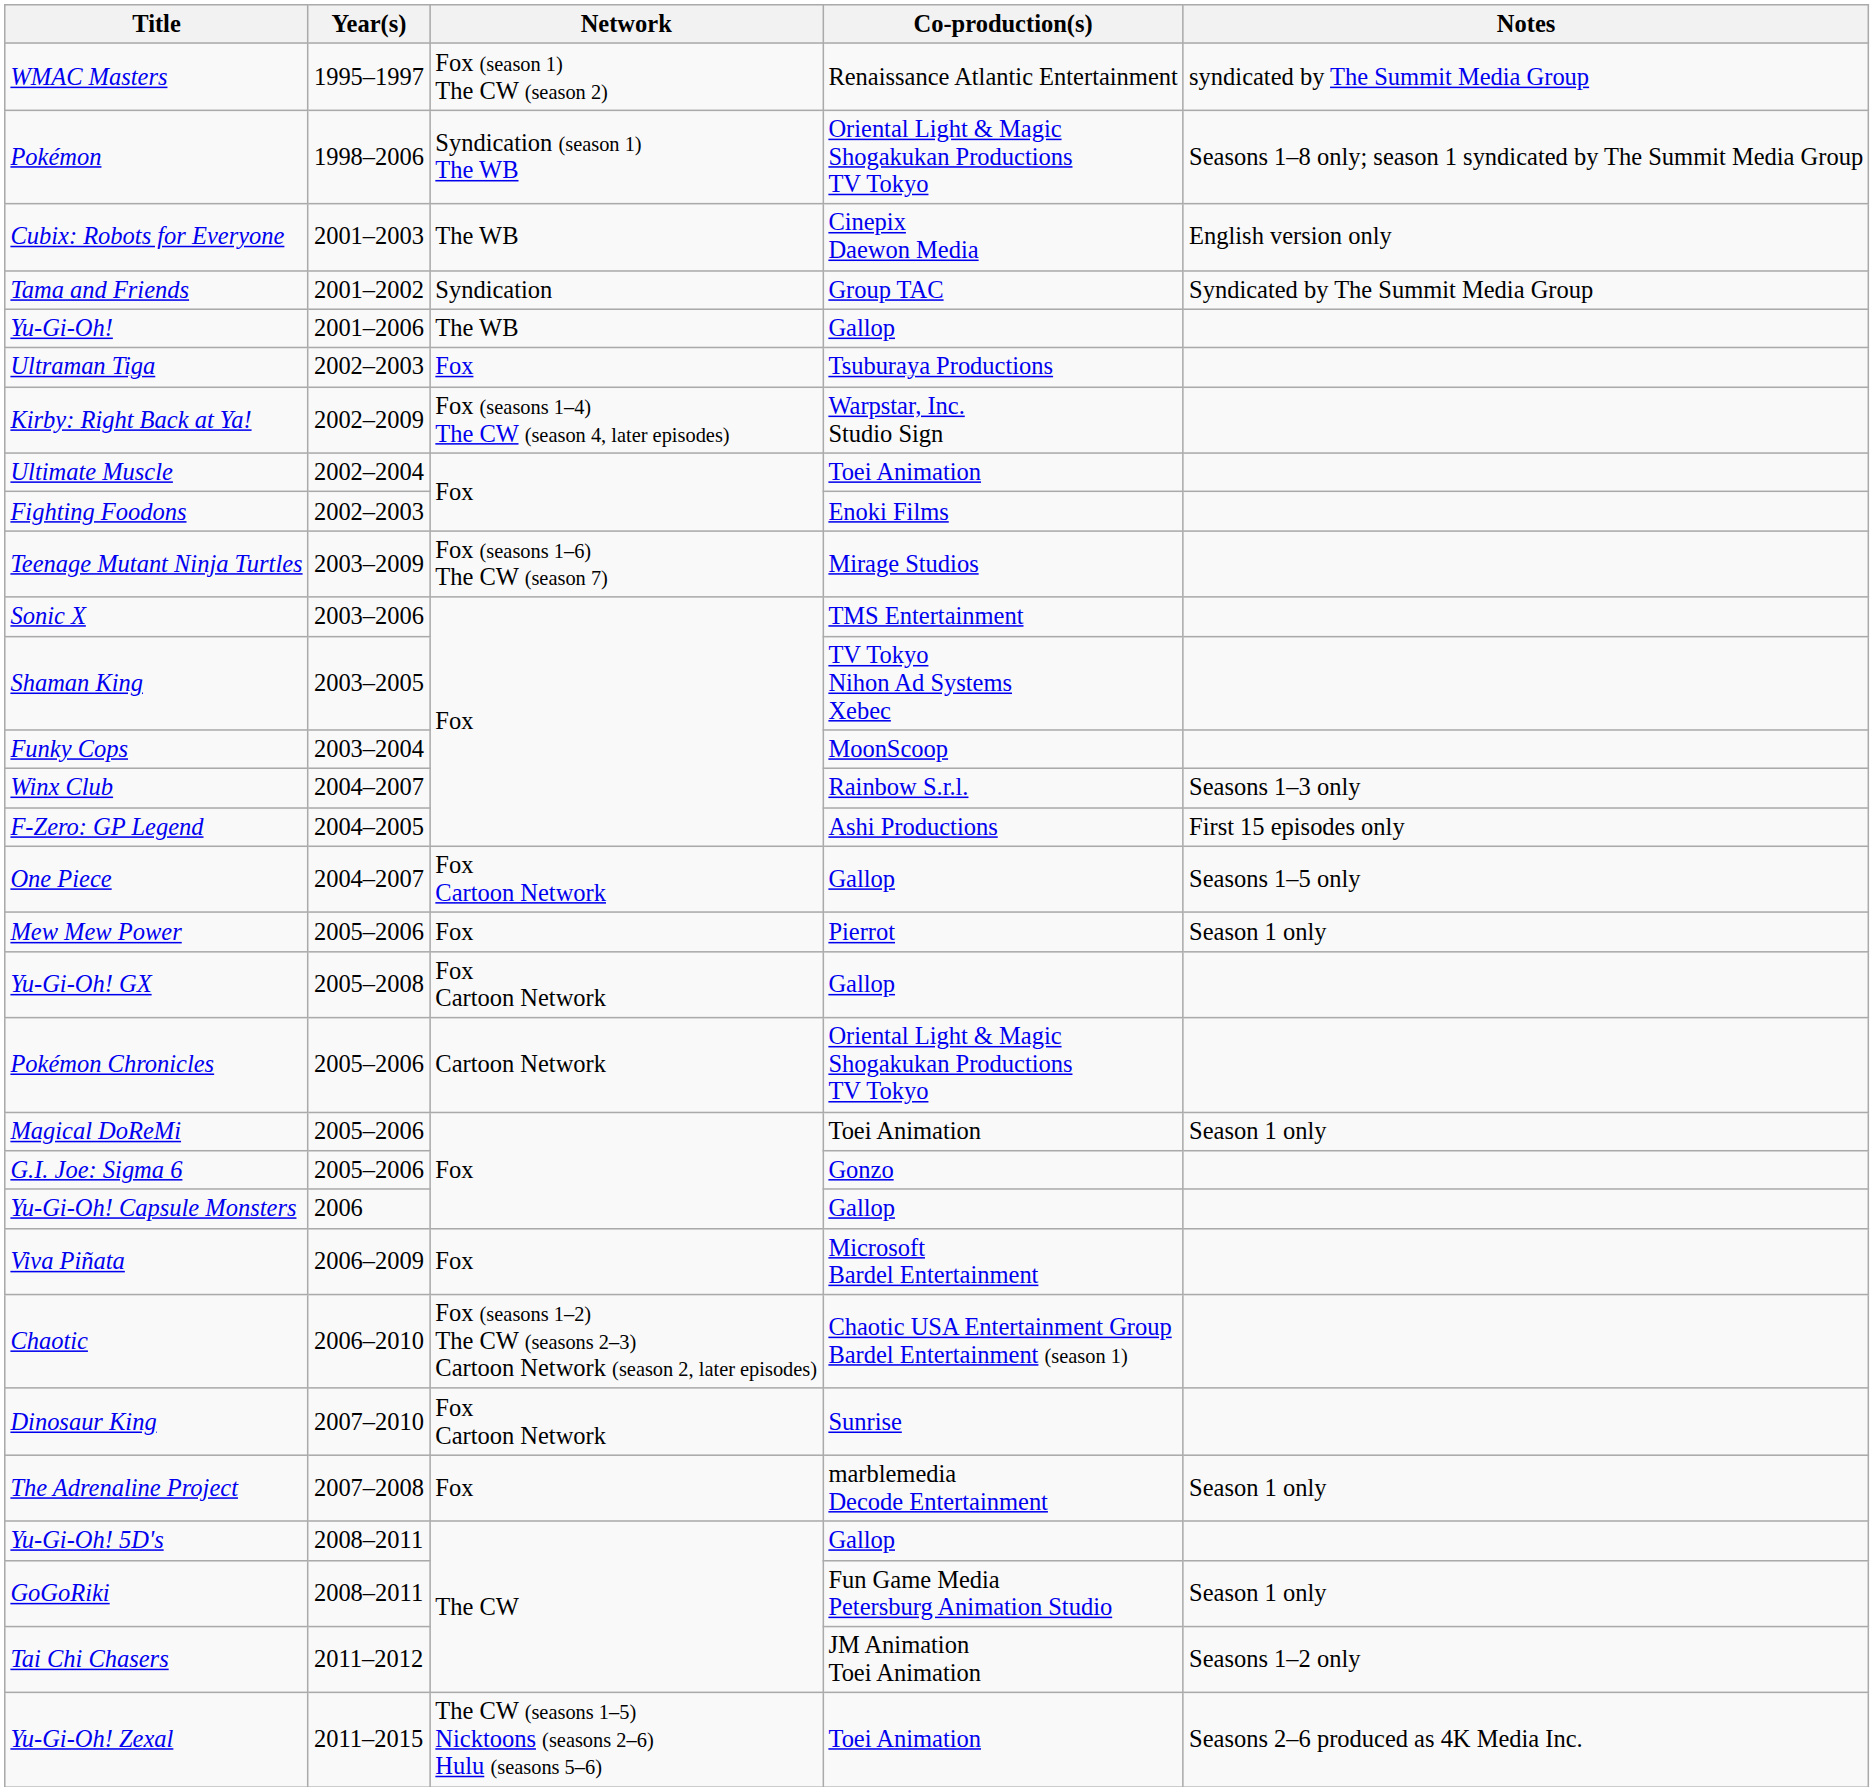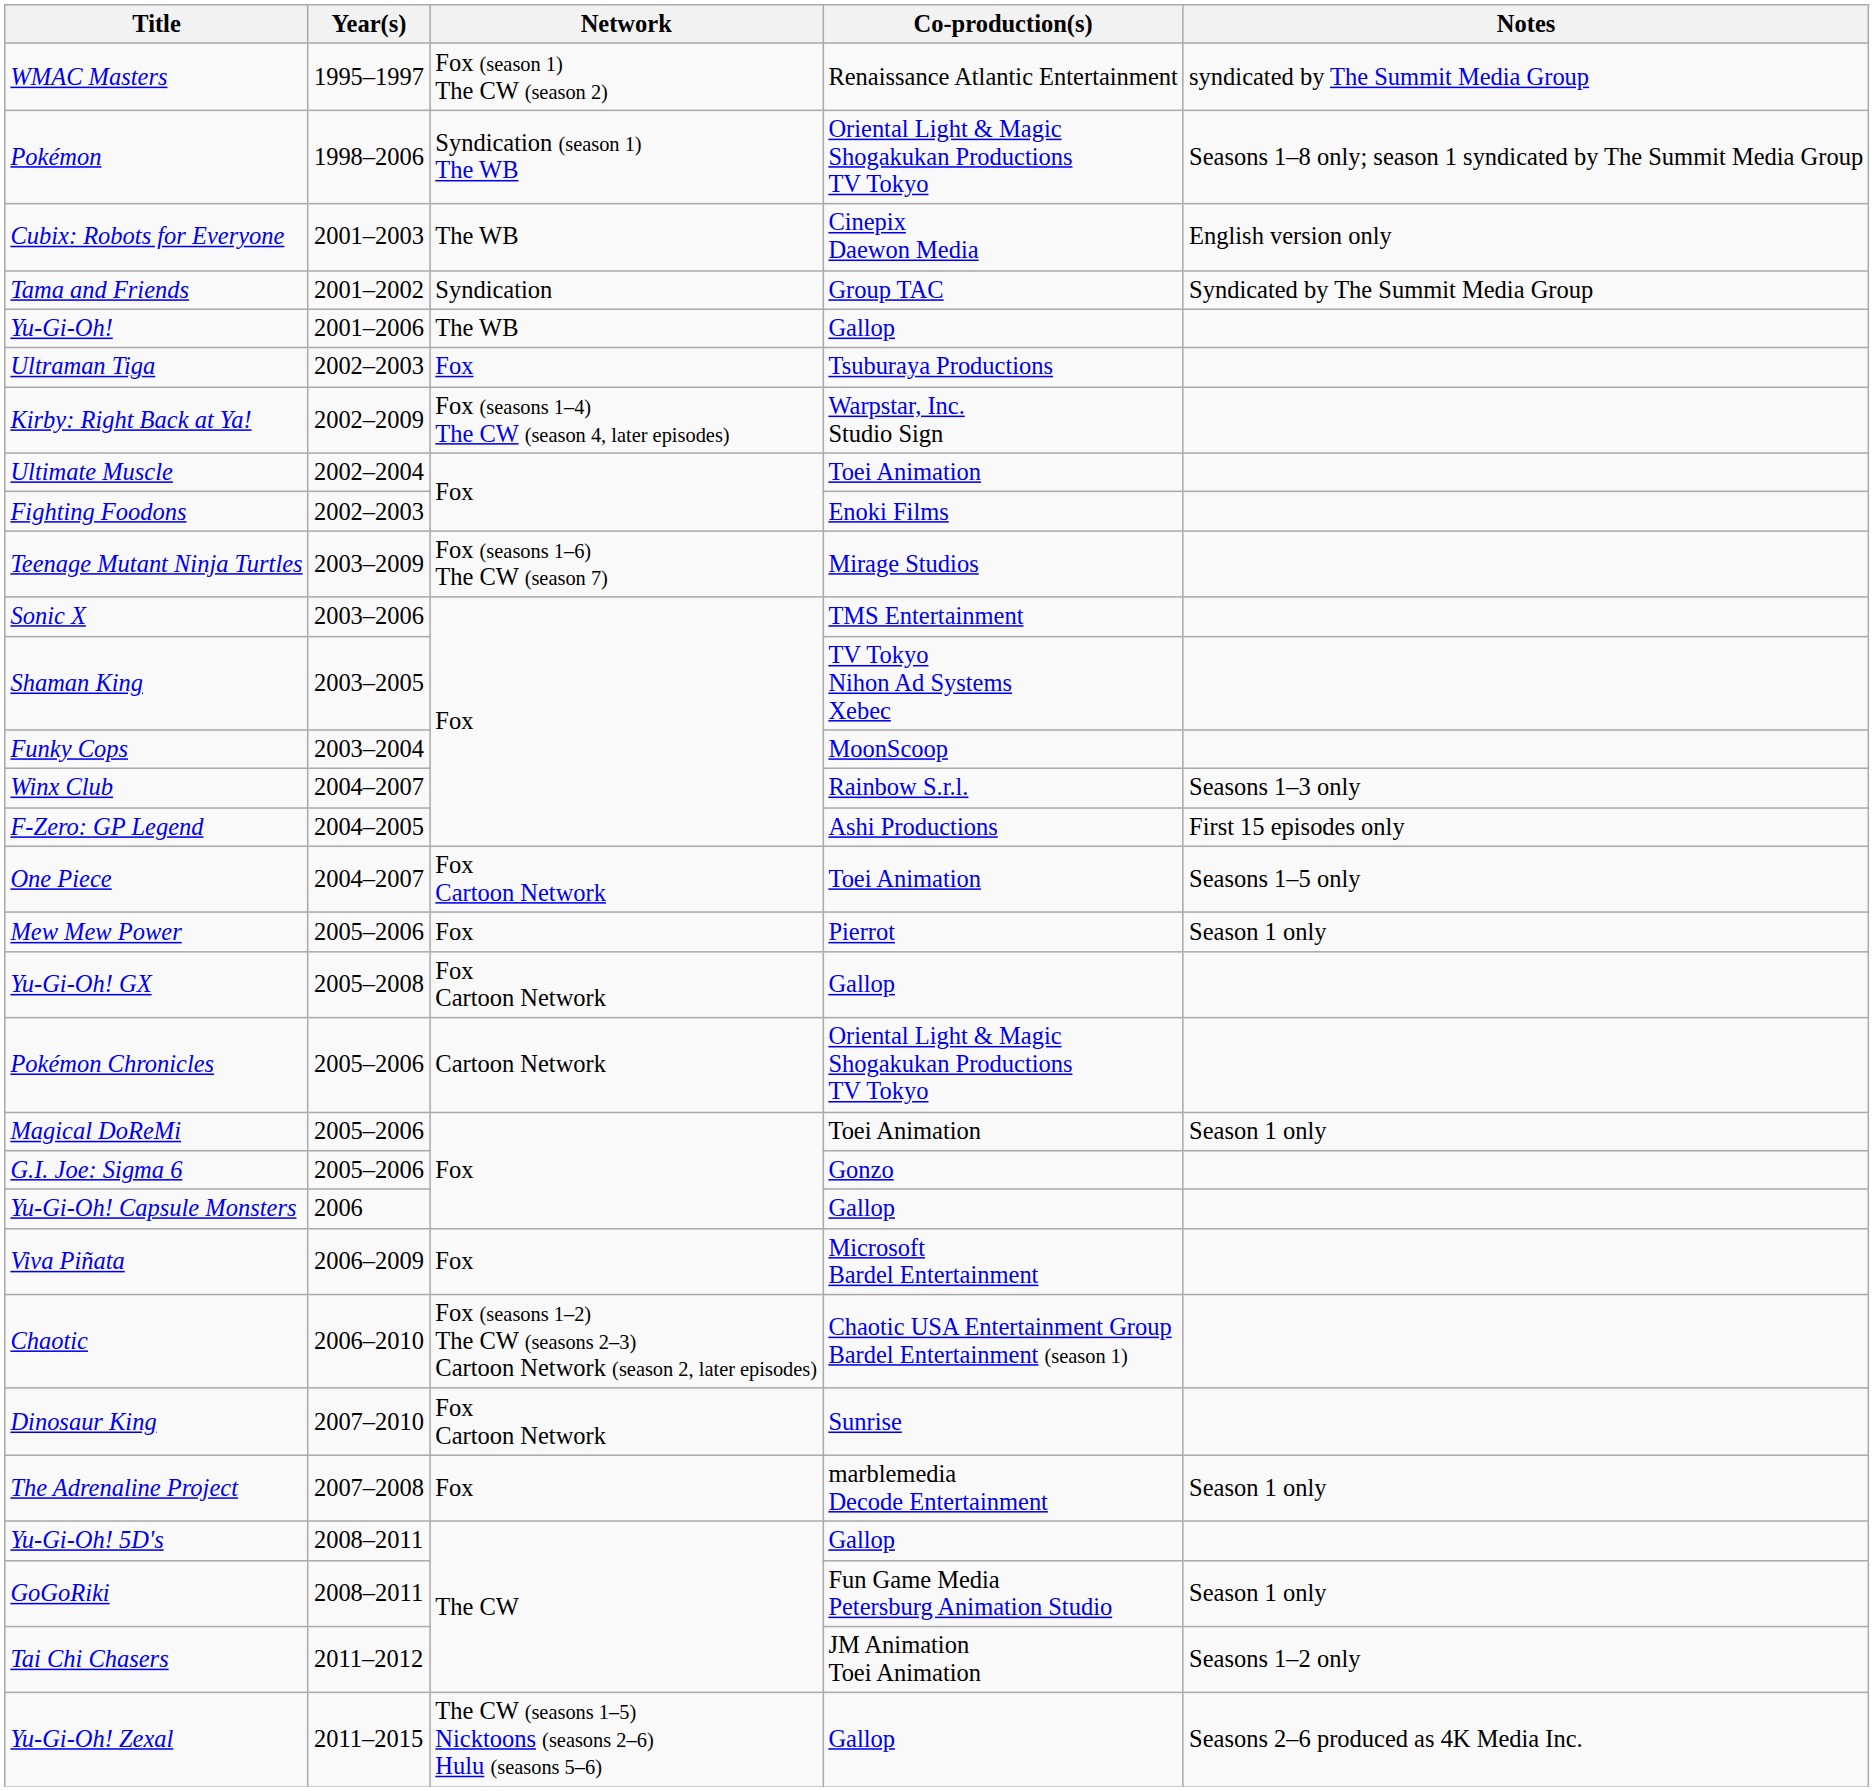(862, 879) Gallop -> (905, 879) Toei Animation
(905, 1739) Toei Animation -> (862, 1739) Gallop
